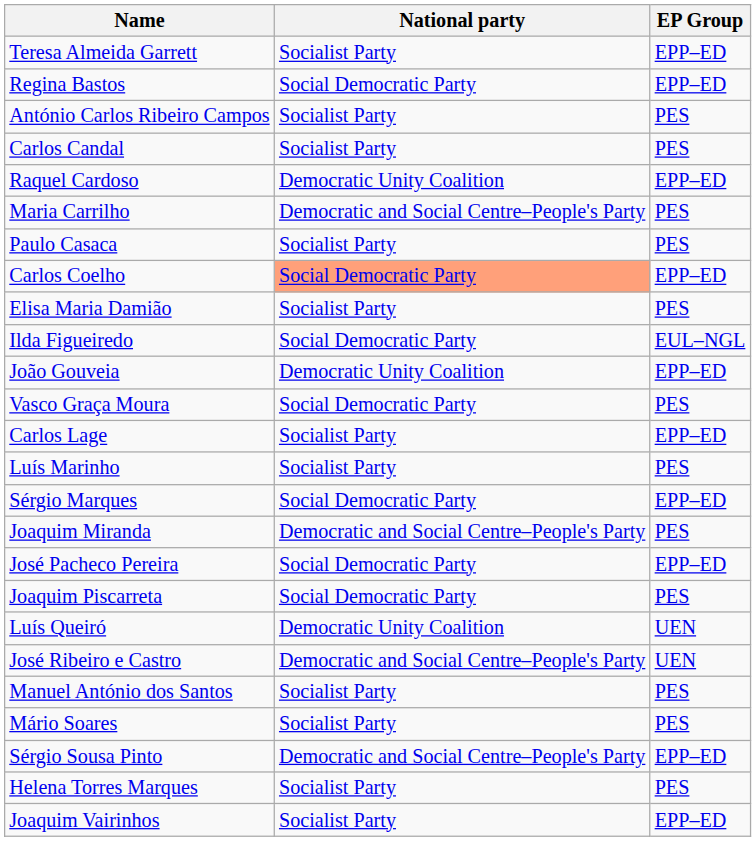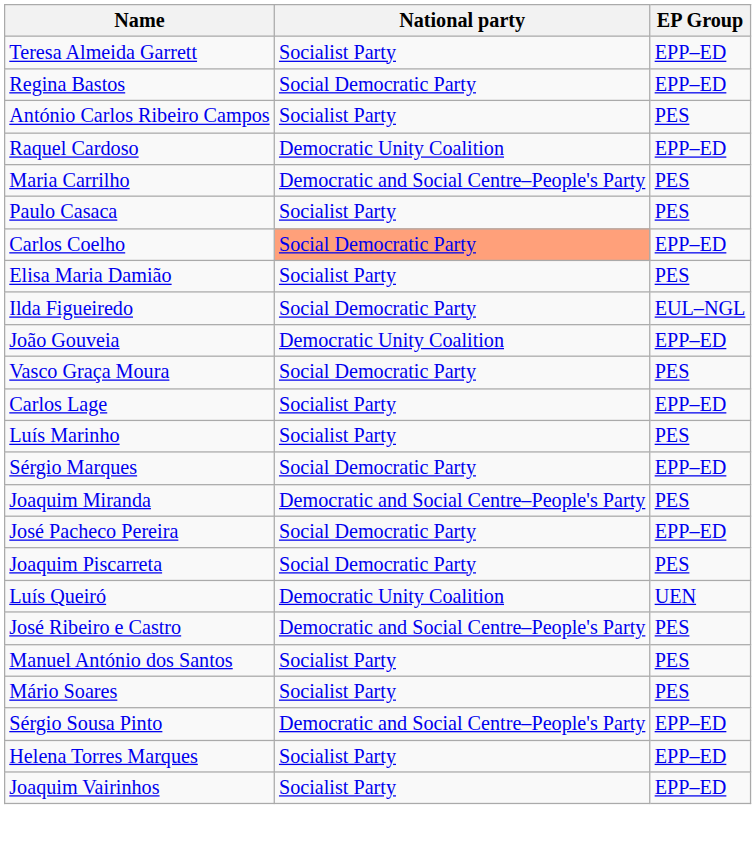- row: (67, 148)
(675, 659) UEN -> (672, 627) PES
(672, 787) PES -> (691, 755) EPP–ED
